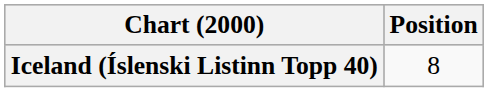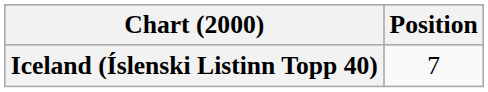(434, 65) 8 -> (434, 65) 7
